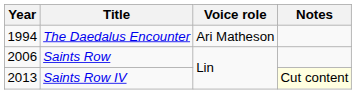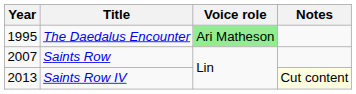(22, 36) 1994 -> (22, 36) 1995
(235, 36) no background -> (235, 36) lightgreen background
(22, 57) 2006 -> (22, 57) 2007
